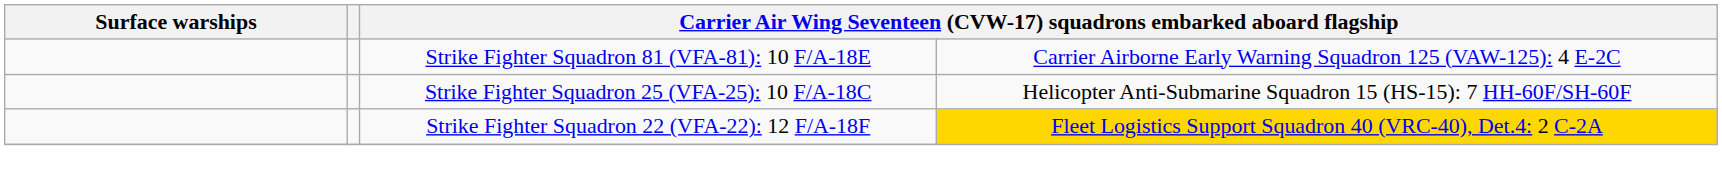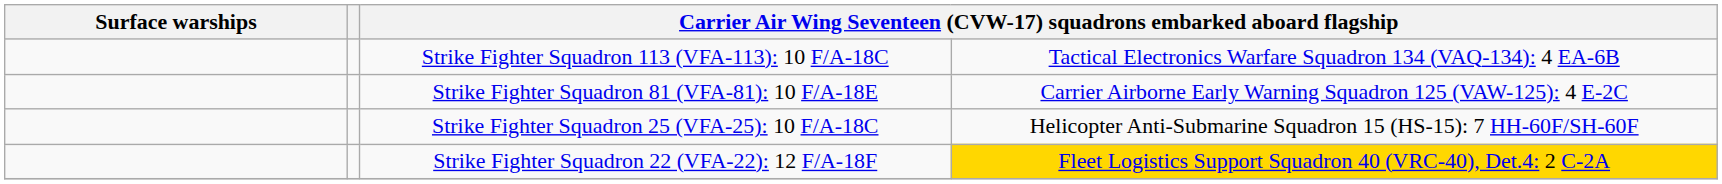+ row: (655, 56)
